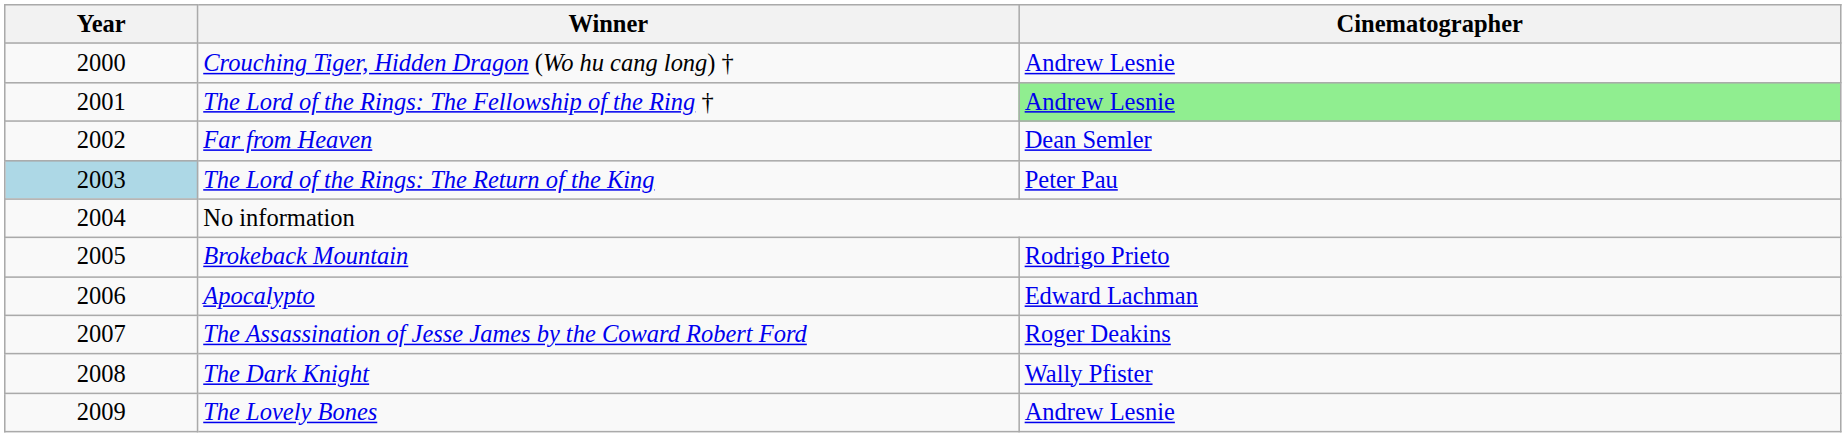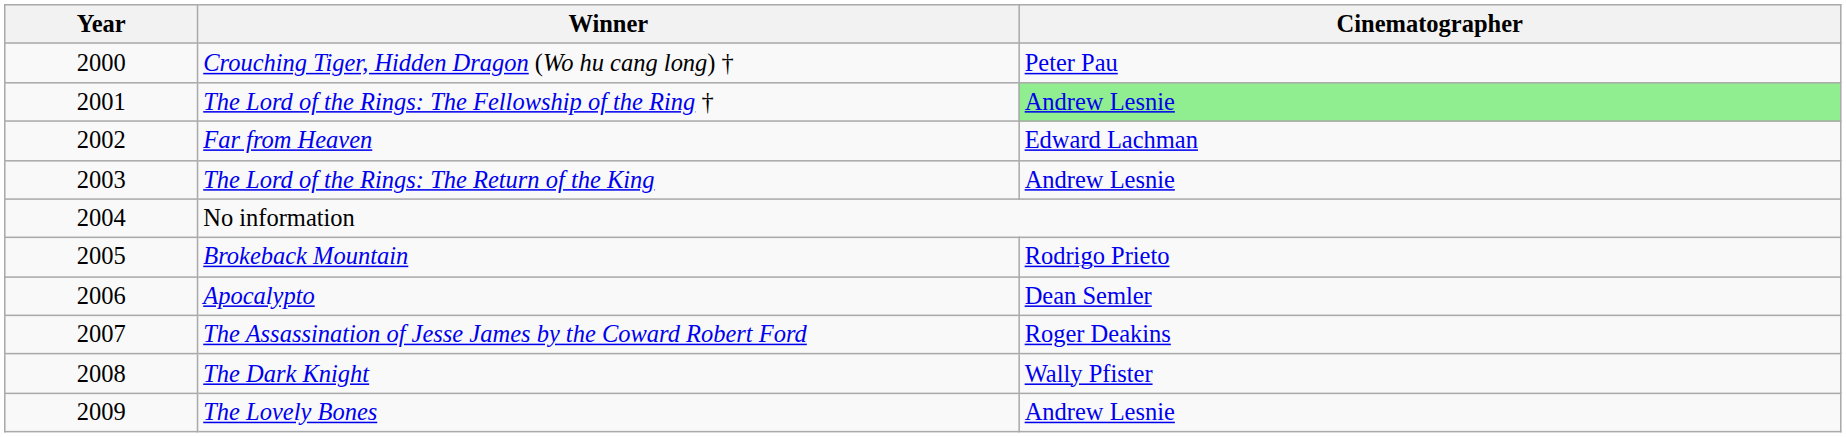(1100, 62) Andrew Lesnie -> (1071, 62) Peter Pau
(1088, 140) Dean Semler -> (1111, 140) Edward Lachman
(101, 179) lightblue background -> (101, 179) no background
(1071, 179) Peter Pau -> (1100, 179) Andrew Lesnie
(1111, 295) Edward Lachman -> (1088, 295) Dean Semler
